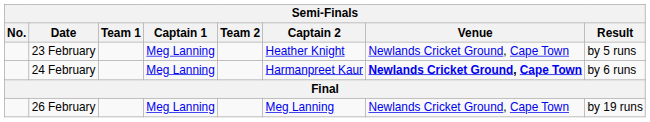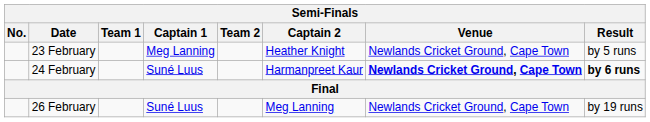(181, 70) Meg Lanning -> (175, 70) Suné Luus
(612, 70) normal -> (614, 70) bold
(181, 107) Meg Lanning -> (175, 107) Suné Luus
